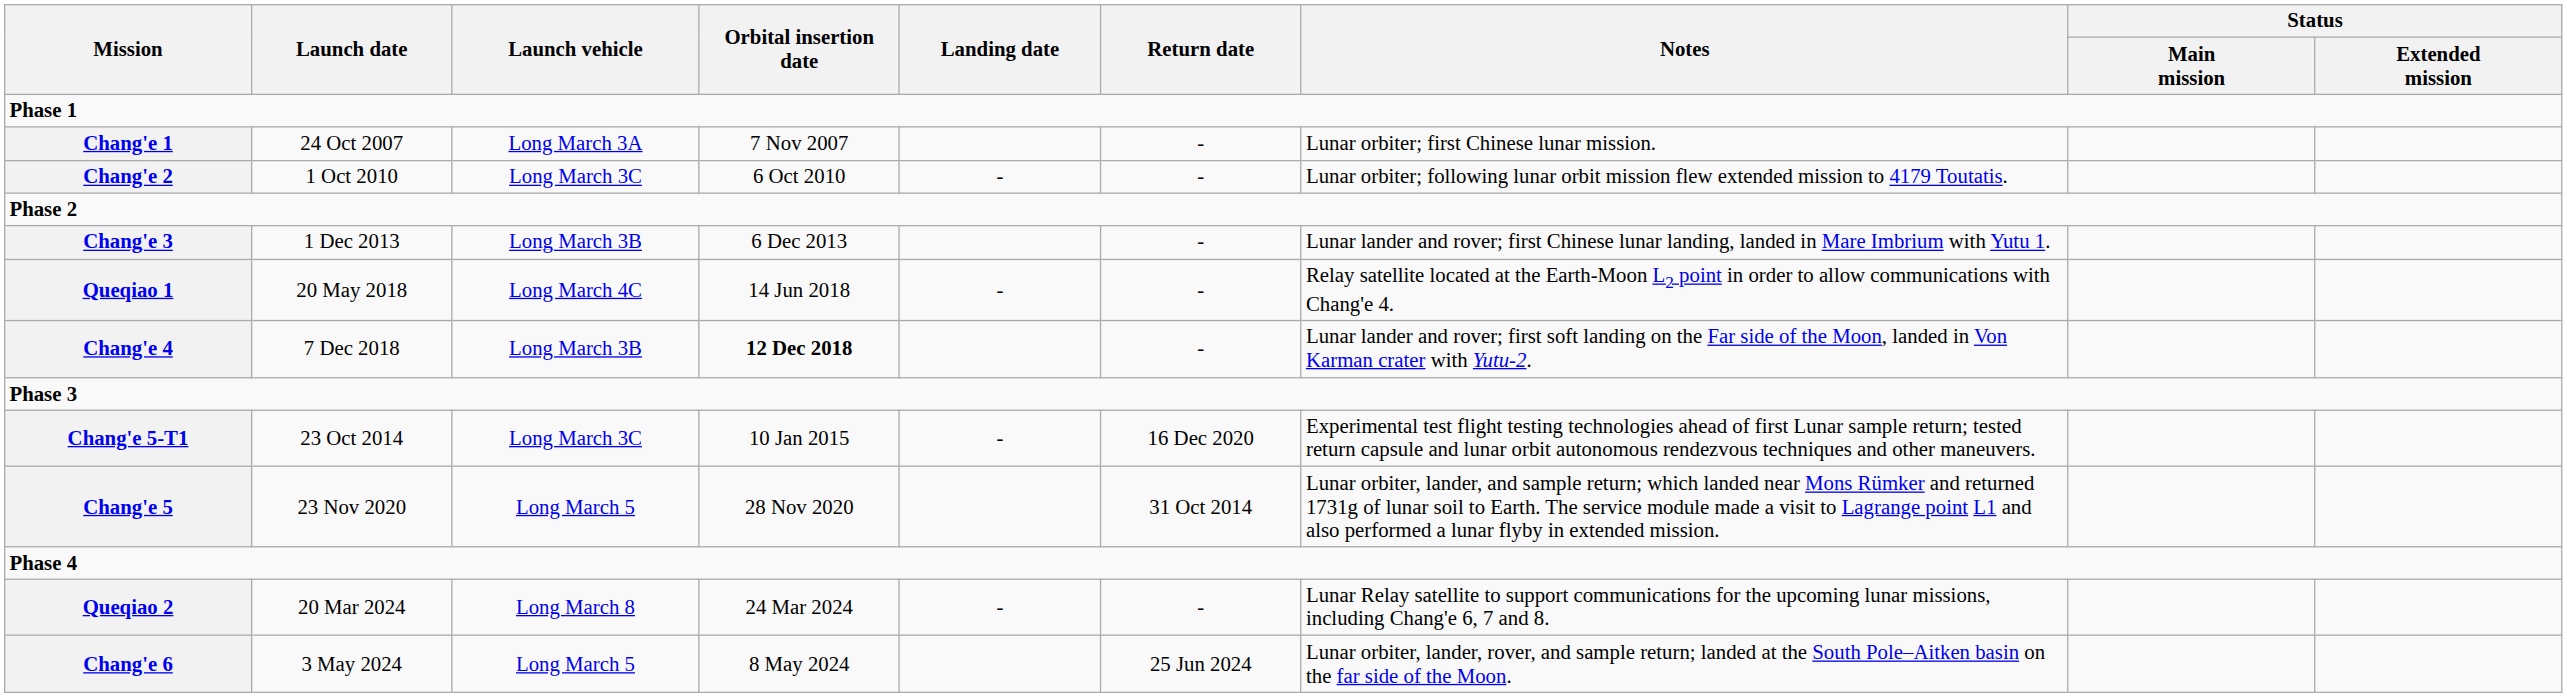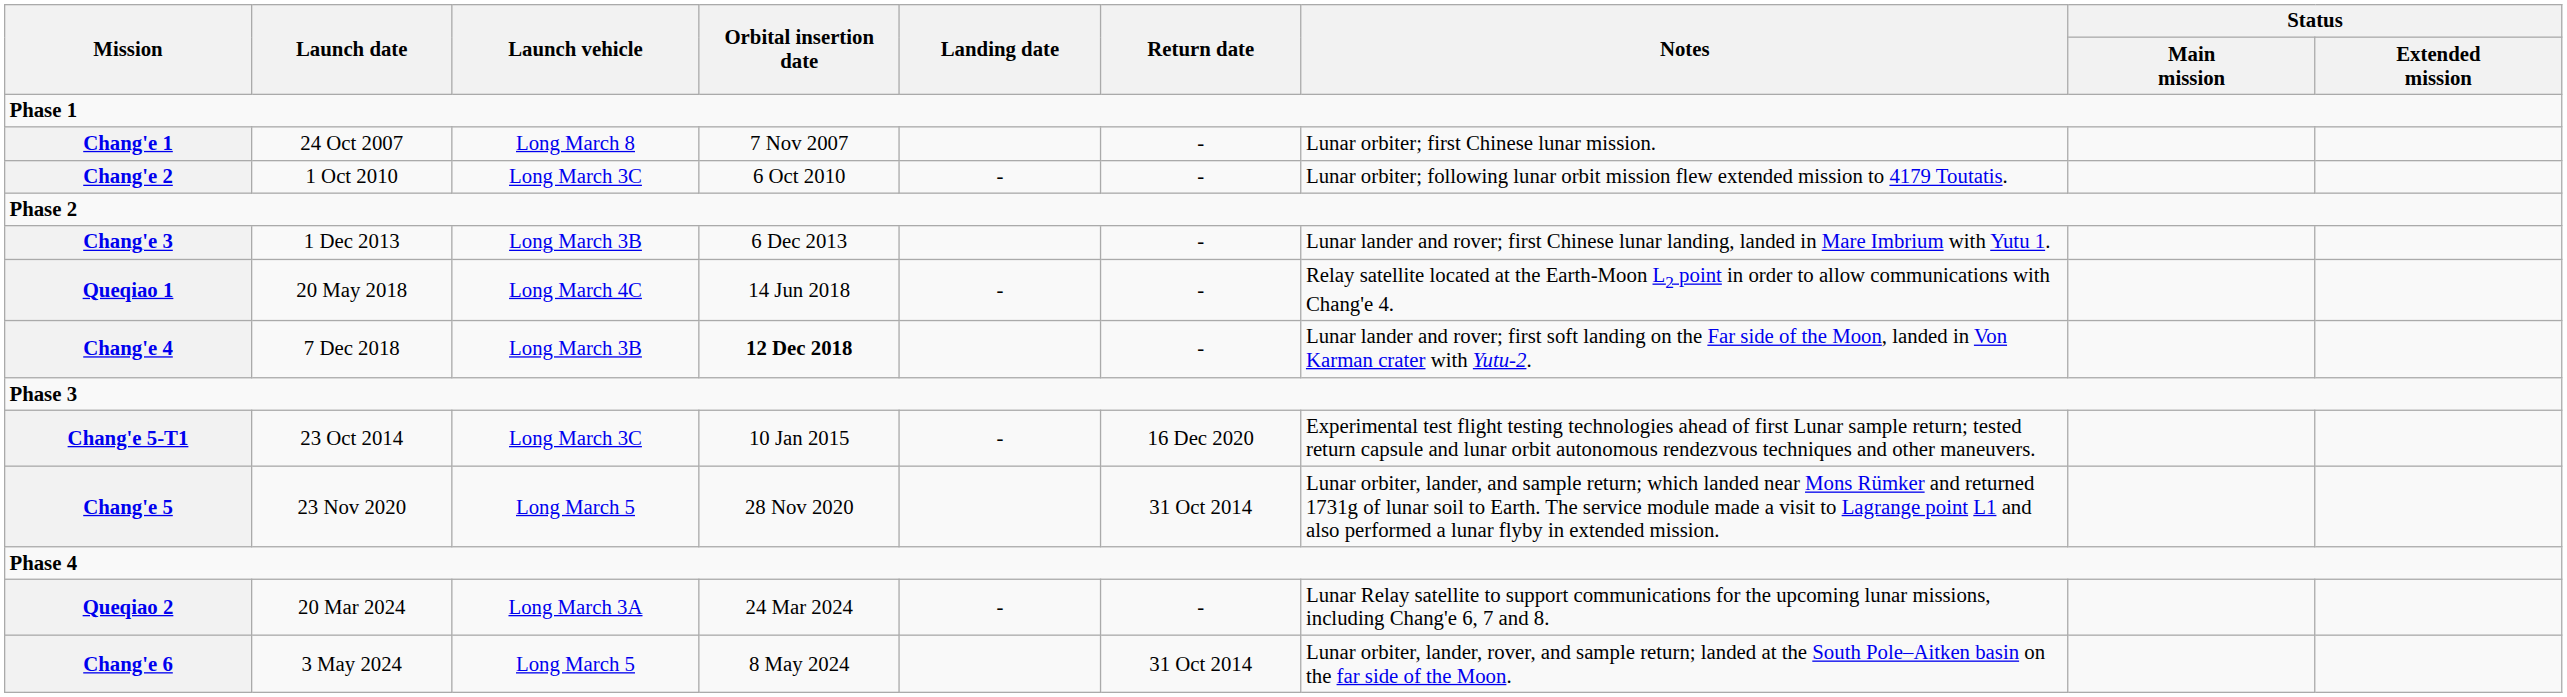(575, 143) Long March 3A -> (575, 143) Long March 8
(575, 607) Long March 8 -> (575, 607) Long March 3A
(1201, 663) 25 Jun 2024 -> (1201, 663) 31 Oct 2014
